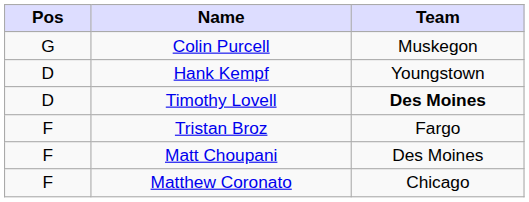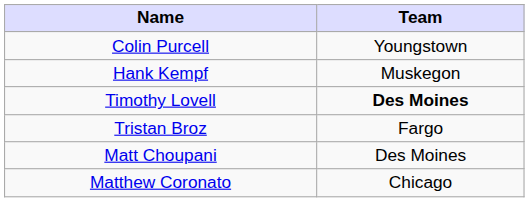- column: (48, 18)
(438, 45) Muskegon -> (421, 45) Youngstown
(438, 73) Youngstown -> (421, 73) Muskegon
